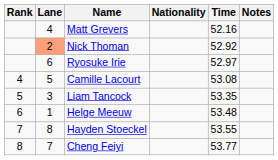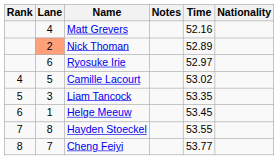columns swapped: (179, 12) <-> (256, 12)
(224, 46) 52.92 -> (199, 46) 52.89
(224, 79) 53.08 -> (199, 79) 53.02
(224, 113) 53.48 -> (199, 113) 53.45
